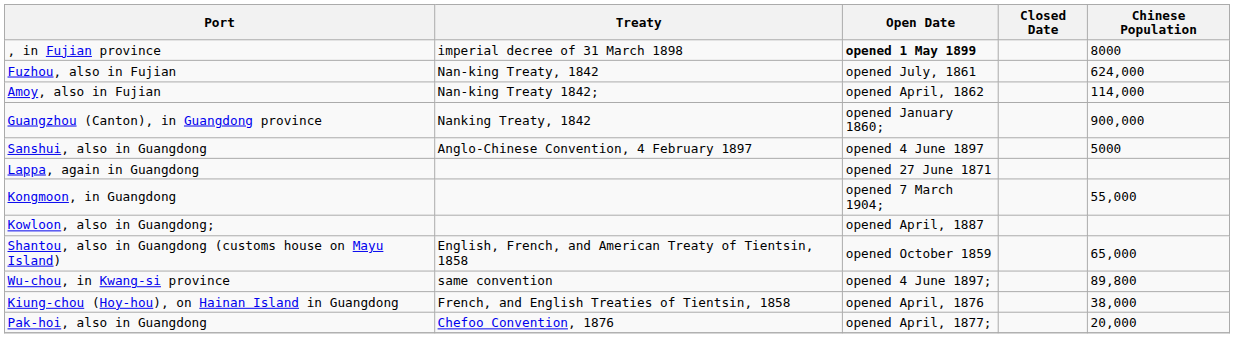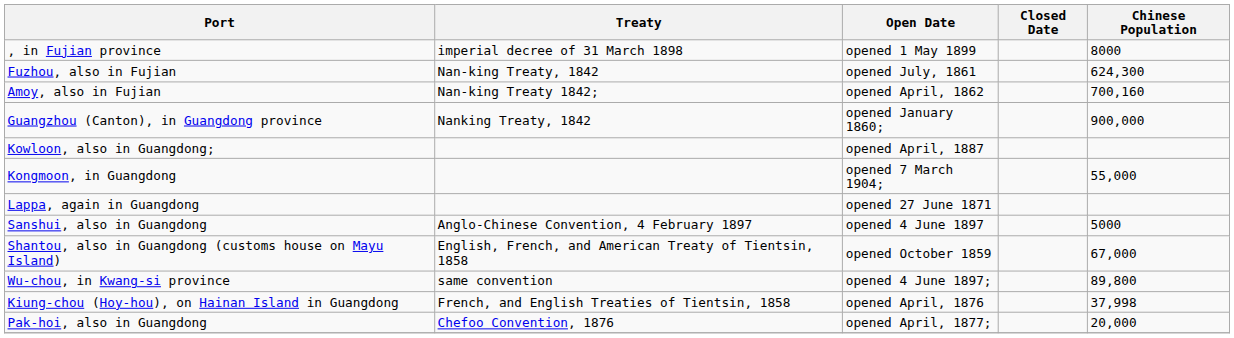(911, 50) bold -> (911, 50) normal
(1117, 71) 624,000 -> (1117, 71) 624,300
(1117, 92) 114,000 -> (1117, 92) 700,160
rows swapped: (111, 225) <-> (107, 148)
rows swapped: (103, 169) <-> (92, 197)
(1114, 253) 65,000 -> (1114, 253) 67,000
(1114, 302) 38,000 -> (1114, 302) 37,998
